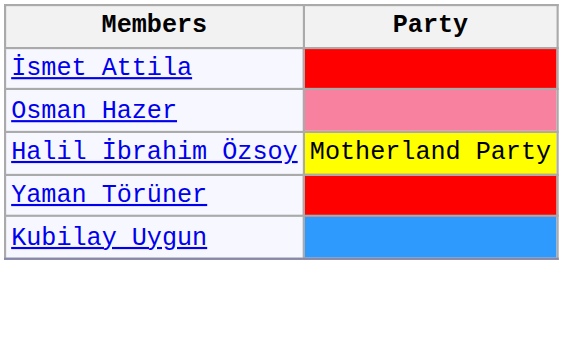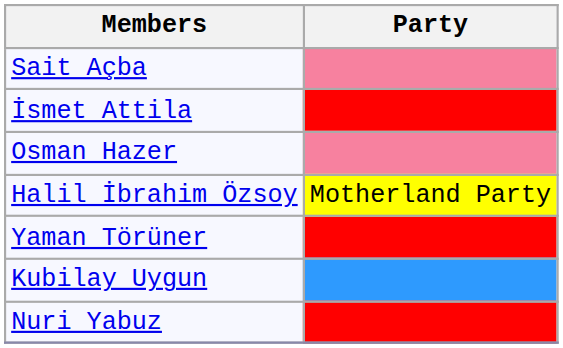+ row: (79, 68)
+ row: (87, 322)
